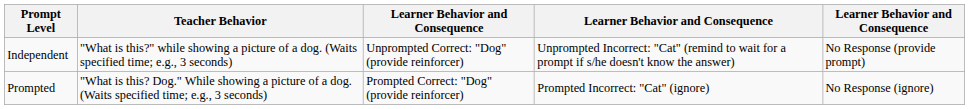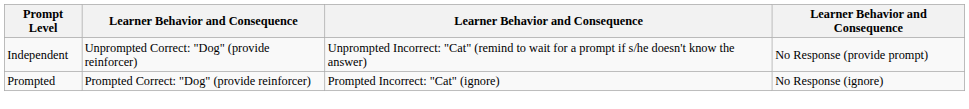- column: (220, 21)
